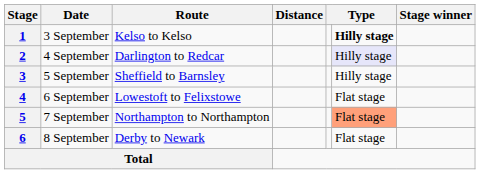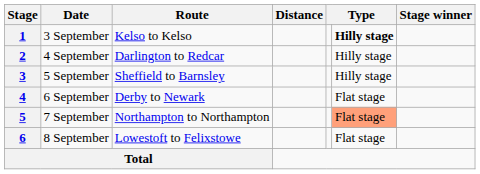(363, 55) lavender background -> (363, 55) no background
(178, 96) Lowestoft to Felixstowe -> (160, 96) Derby to Newark
(160, 138) Derby to Newark -> (178, 138) Lowestoft to Felixstowe
